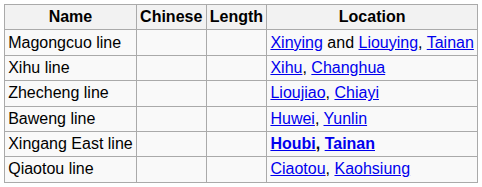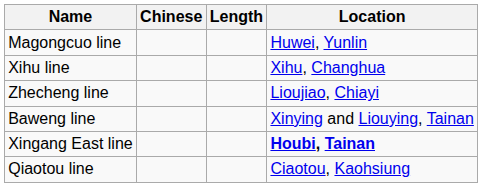(372, 42) Xinying and Liouying, Tainan -> (319, 42) Huwei, Yunlin
(319, 118) Huwei, Yunlin -> (372, 118) Xinying and Liouying, Tainan
